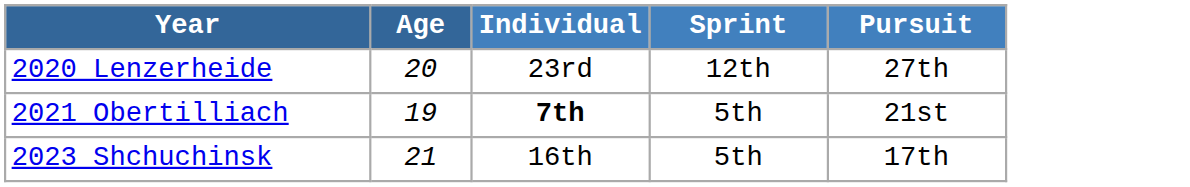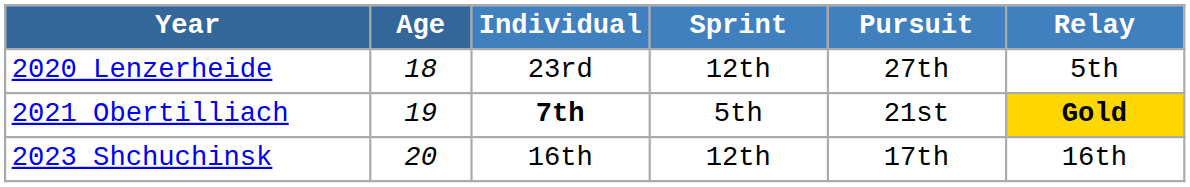+ column: (1094, 27)
(421, 71) 20 -> (421, 71) 18
(421, 159) 21 -> (421, 159) 20
(738, 159) 5th -> (738, 159) 12th
